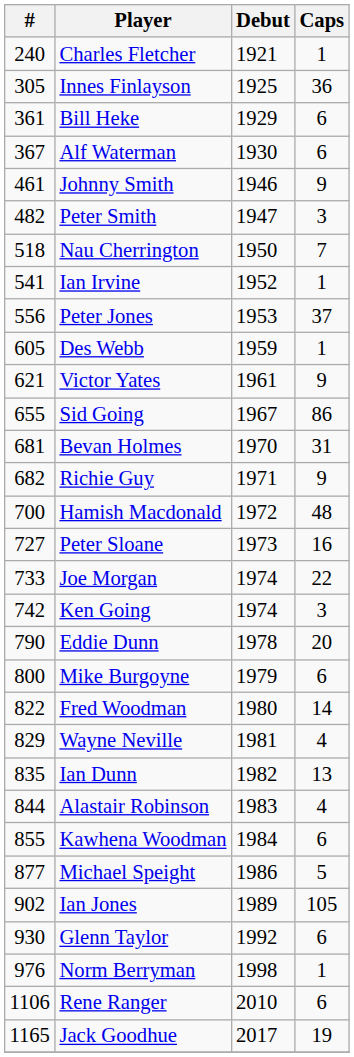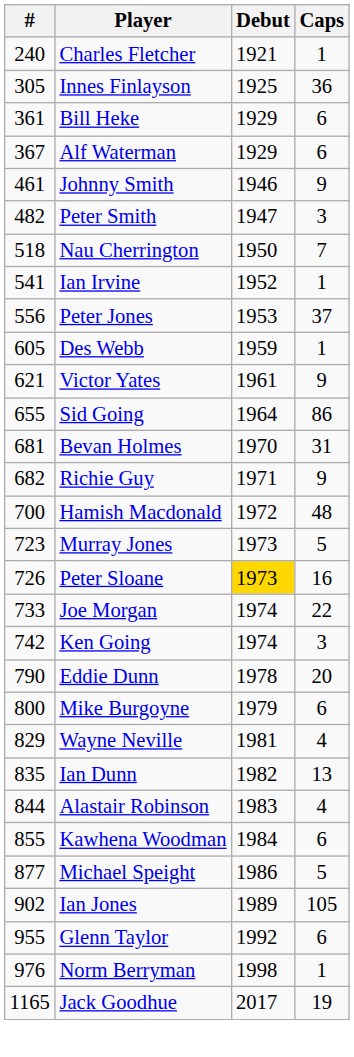(257, 151) 1930 -> (257, 151) 1929
(257, 413) 1967 -> (257, 413) 1964
+ row: (116, 544)
(30, 544) 727 -> (30, 577) 726
(257, 544) no background -> (257, 577) gold background
- row: (123, 708)
(30, 937) 930 -> (30, 937) 955
- row: (113, 1002)
